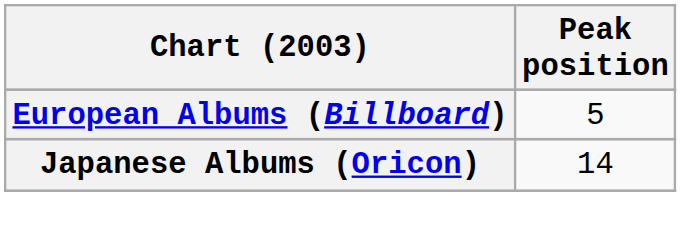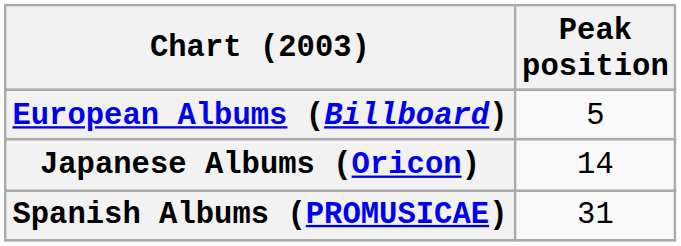+ row: (260, 215)
